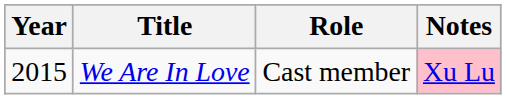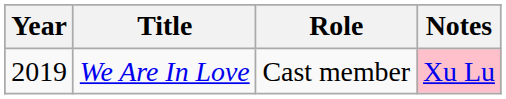(39, 70) 2015 -> (39, 70) 2019
